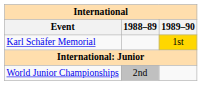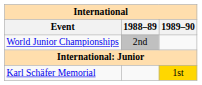rows swapped: (51, 42) <-> (63, 73)
